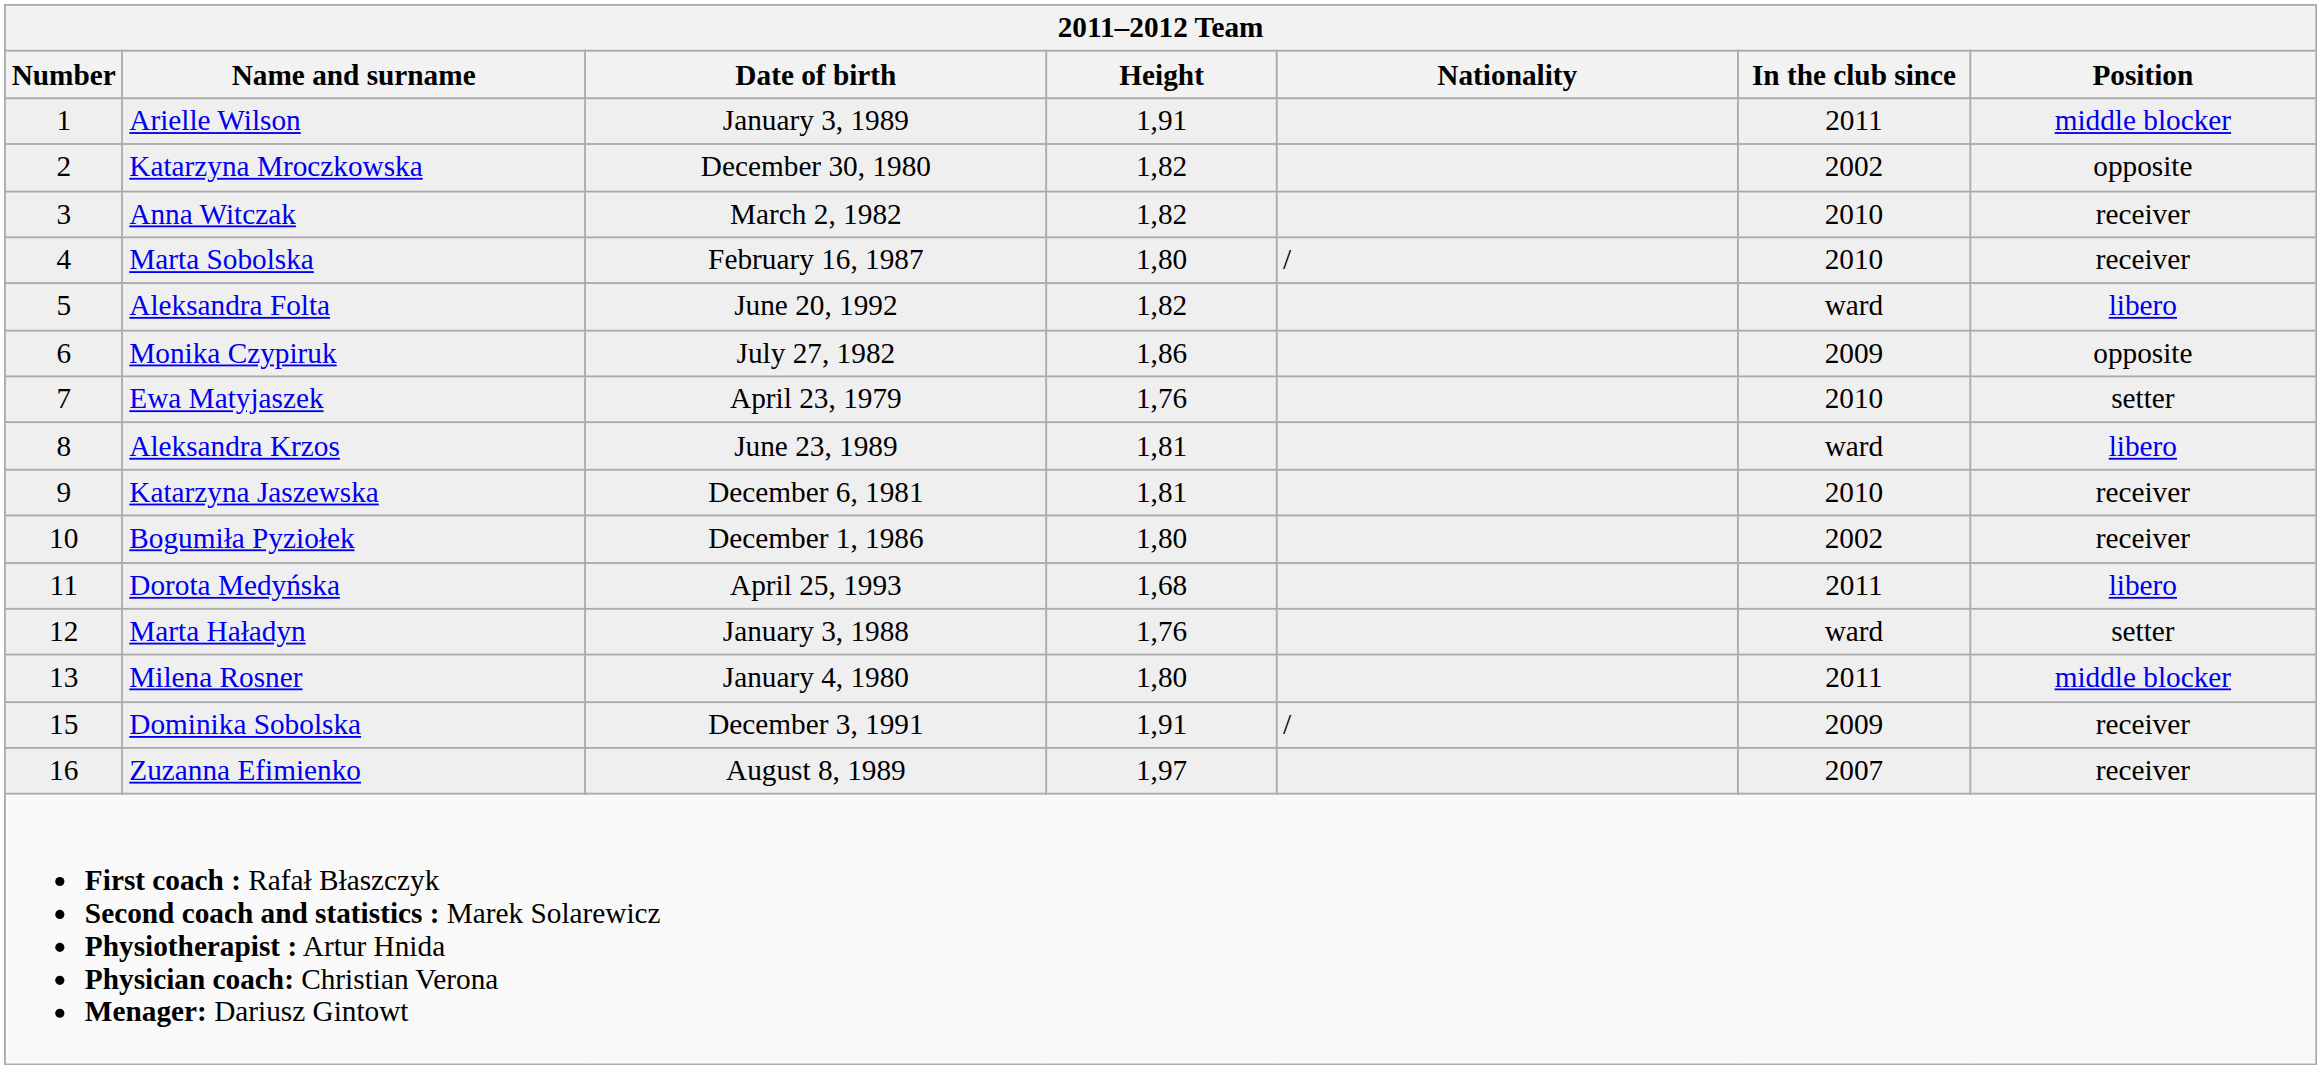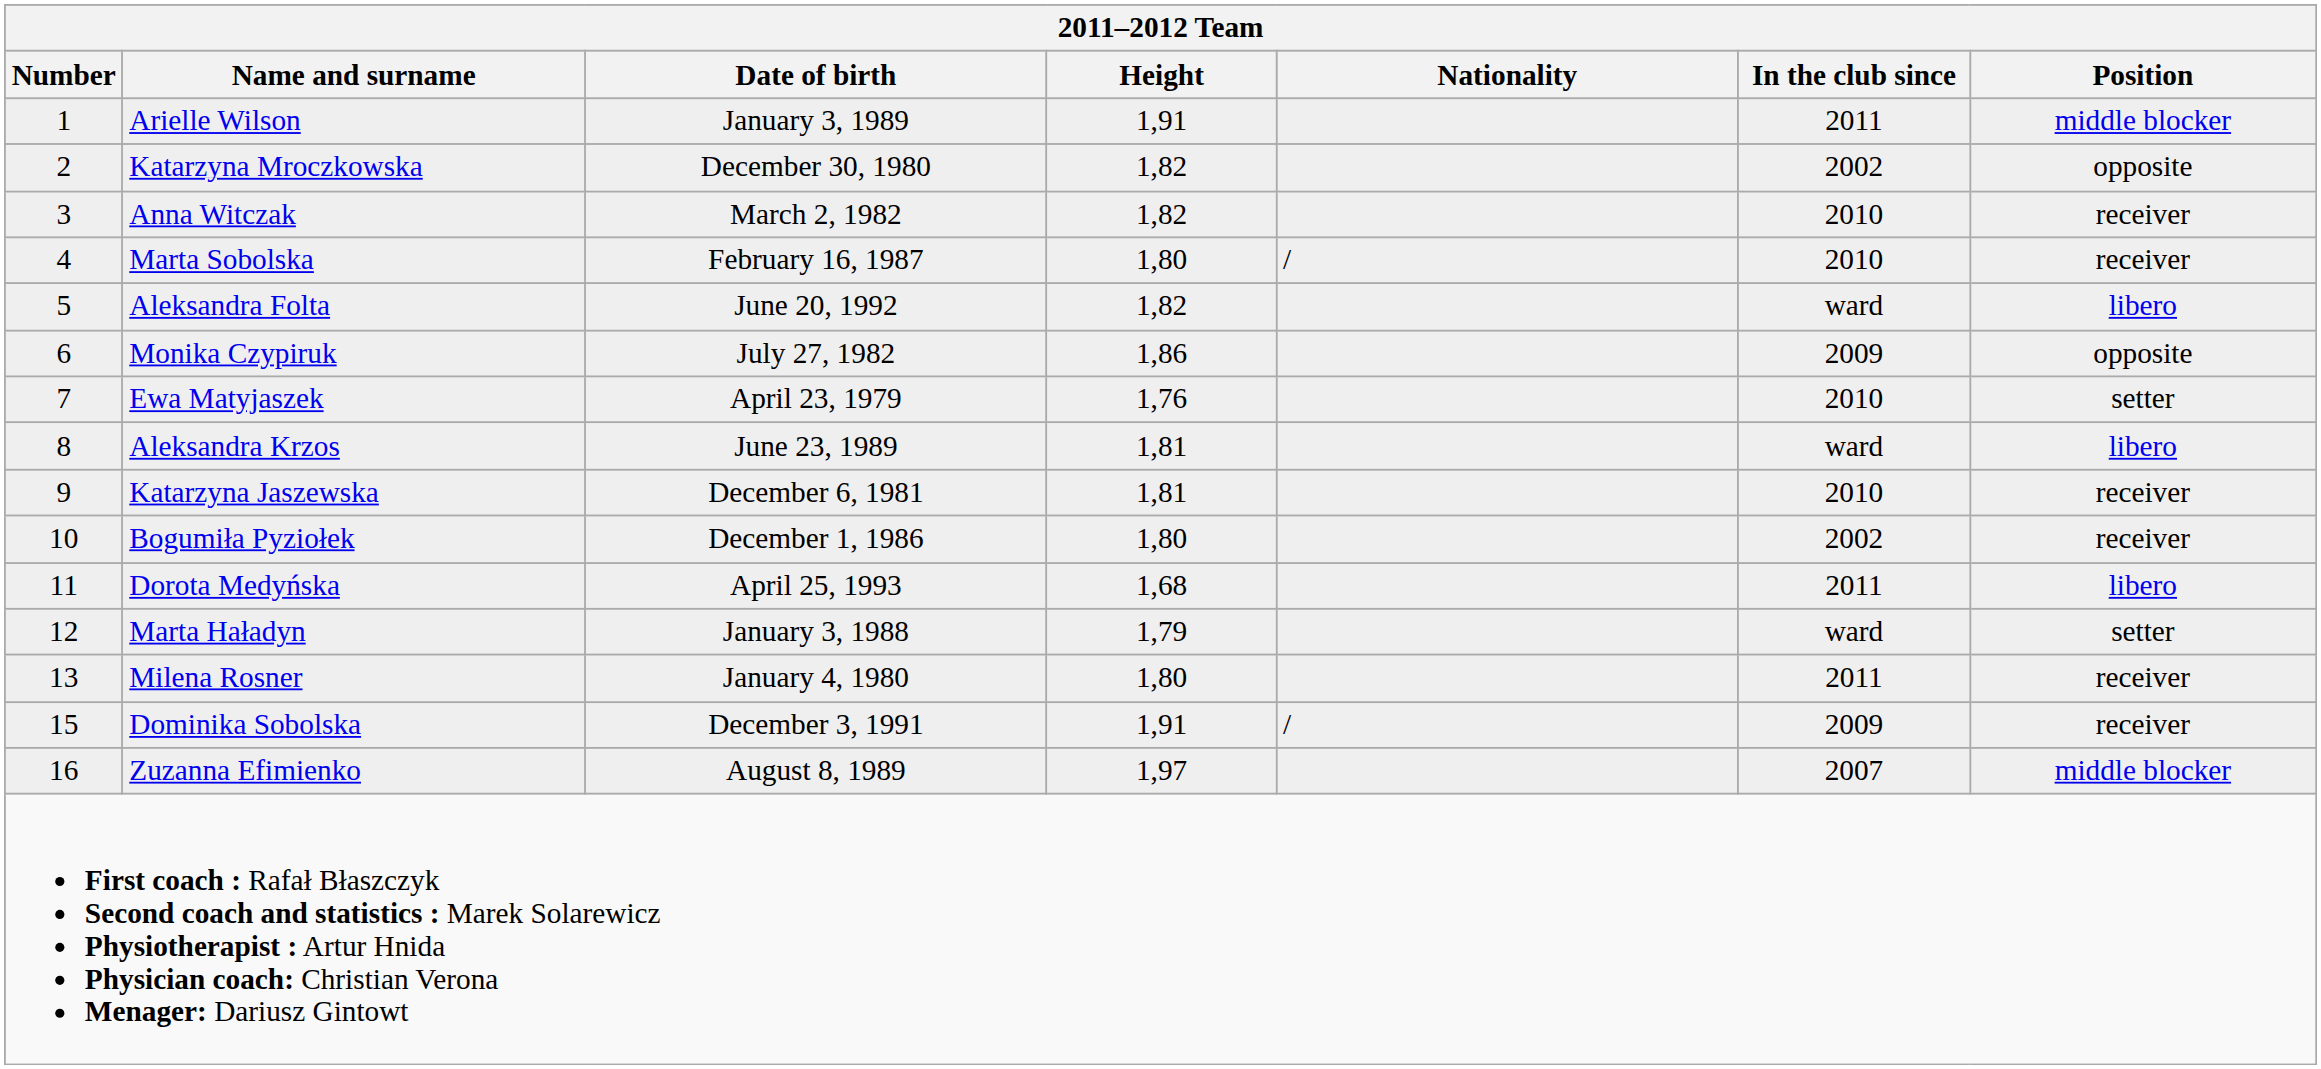(1162, 631) 1,76 -> (1162, 631) 1,79
(2143, 677) middle blocker -> (2143, 677) receiver
(2143, 770) receiver -> (2143, 770) middle blocker
